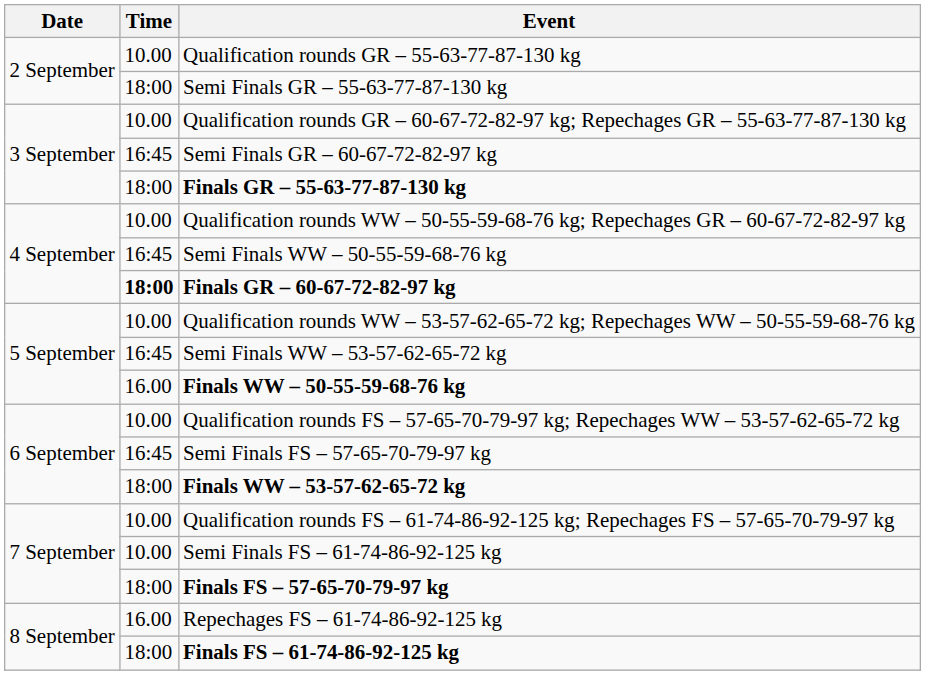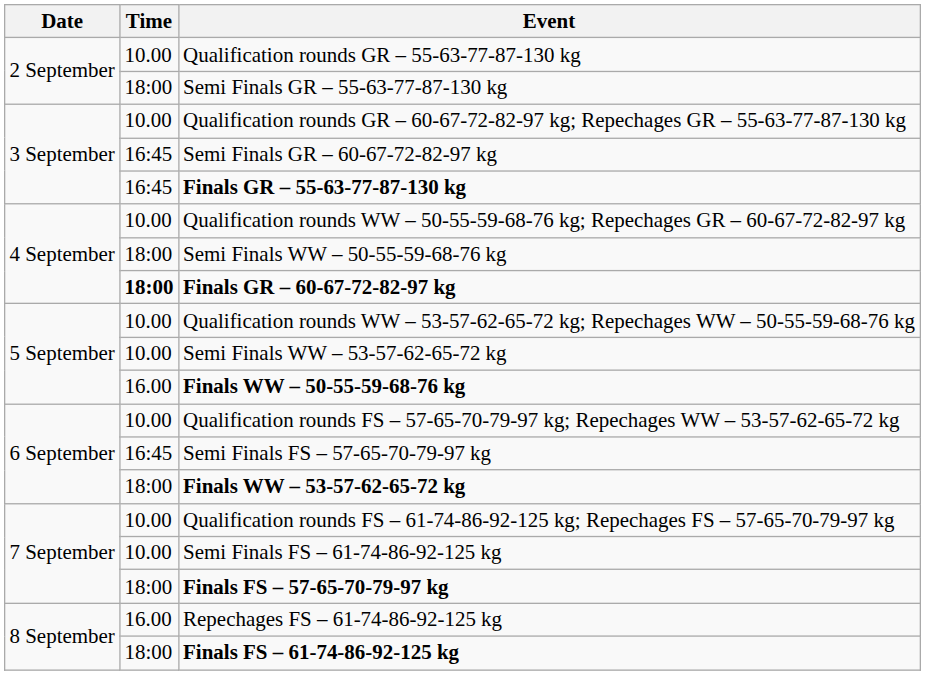(148, 187) 18:00 -> (148, 187) 16:45
(148, 253) 16:45 -> (148, 253) 18:00
(148, 353) 16:45 -> (148, 353) 10.00
